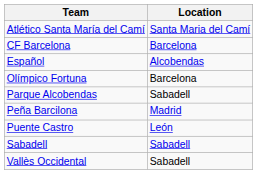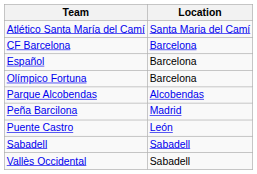(177, 62) Alcobendas -> (173, 62) Barcelona
(170, 95) Sabadell -> (177, 95) Alcobendas
